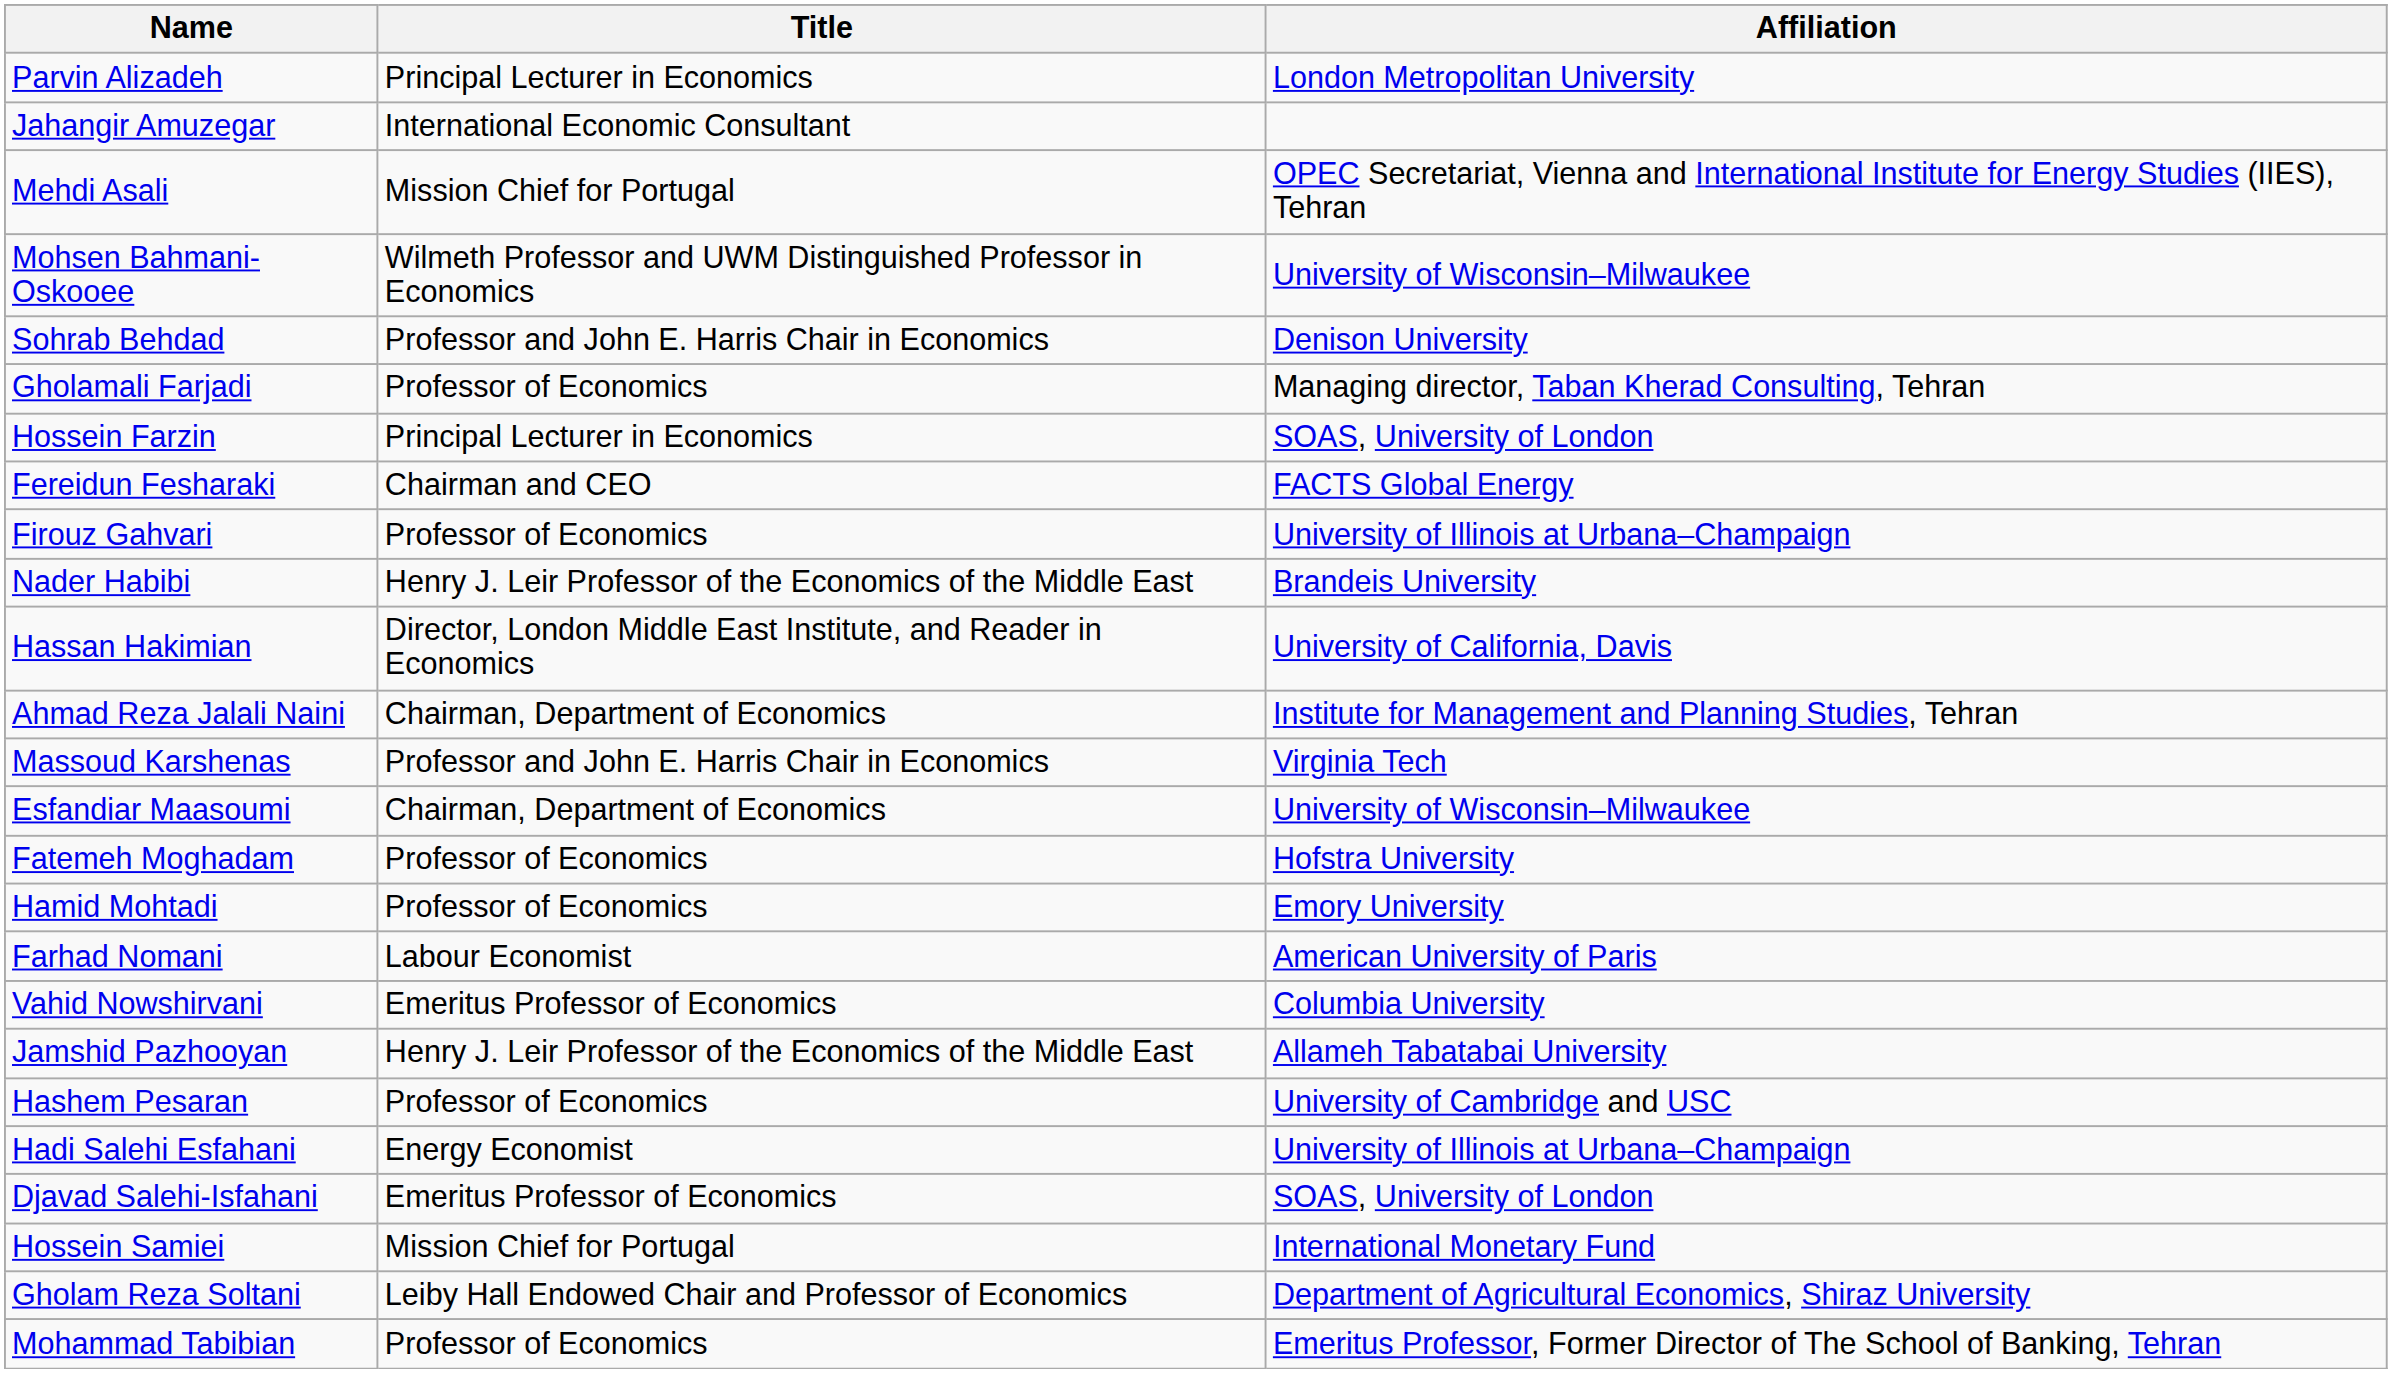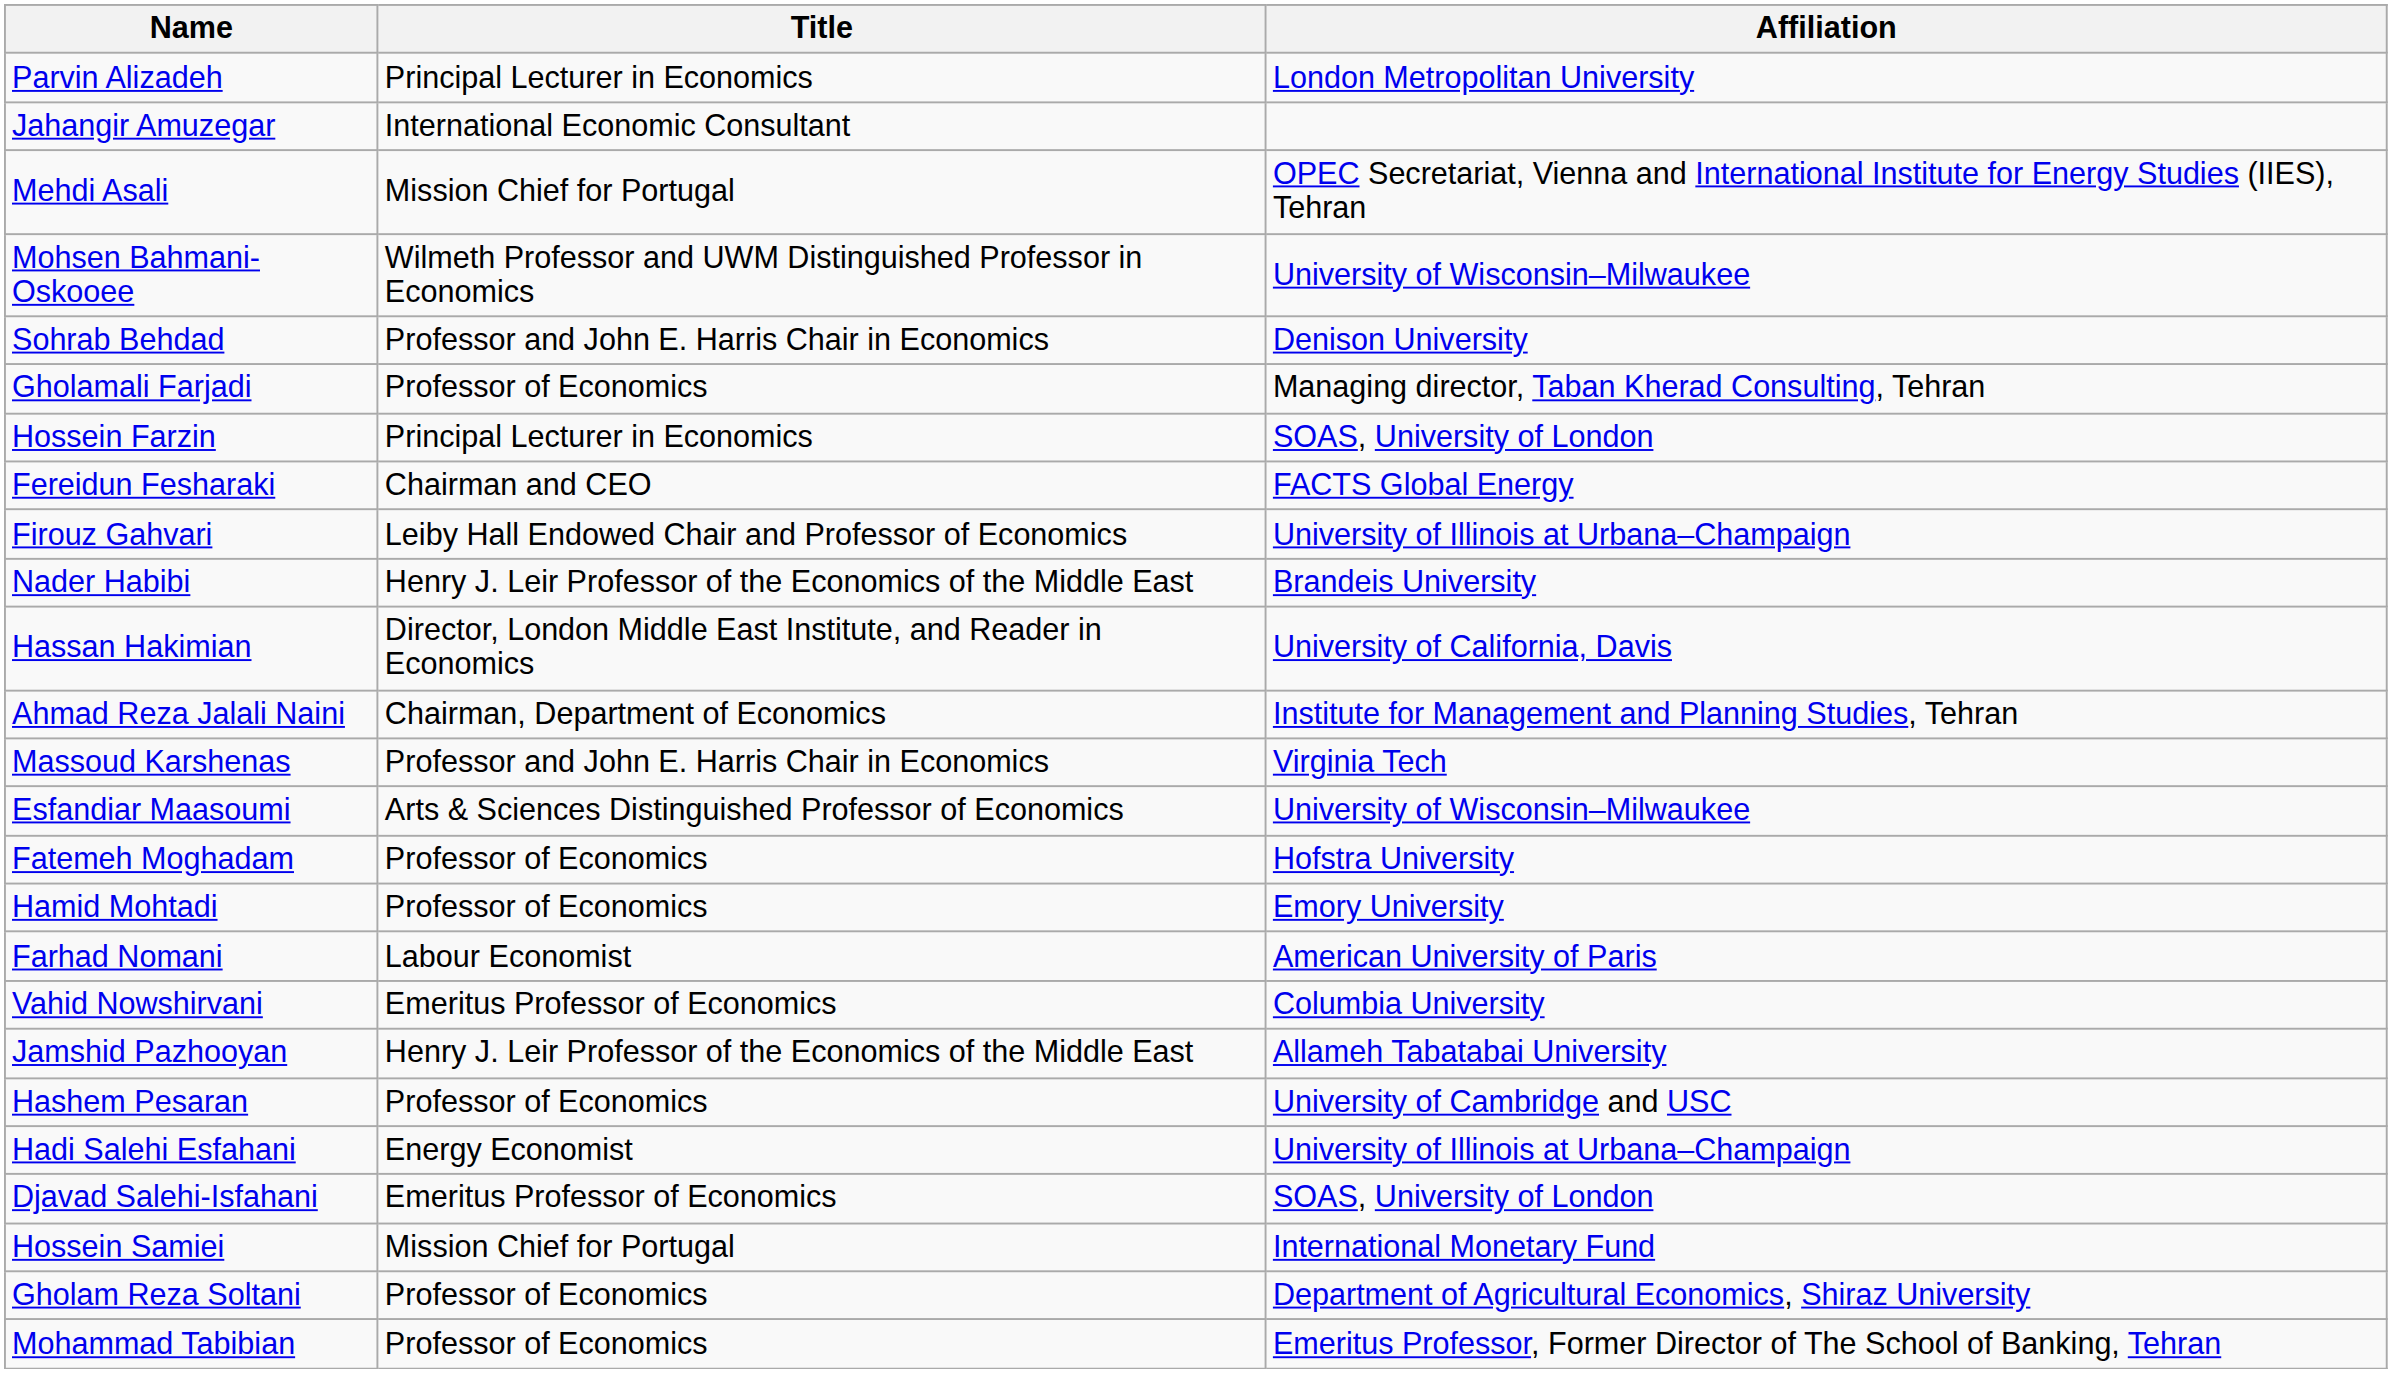(546, 533) Professor of Economics -> (756, 533) Leiby Hall Endowed Chair and Professor of Economics
(635, 810) Chairman, Department of Economics -> (754, 810) Arts & Sciences Distinguished Professor of Economics
(756, 1295) Leiby Hall Endowed Chair and Professor of Economics -> (546, 1295) Professor of Economics
